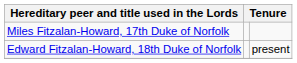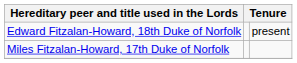rows swapped: (118, 31) <-> (124, 49)
